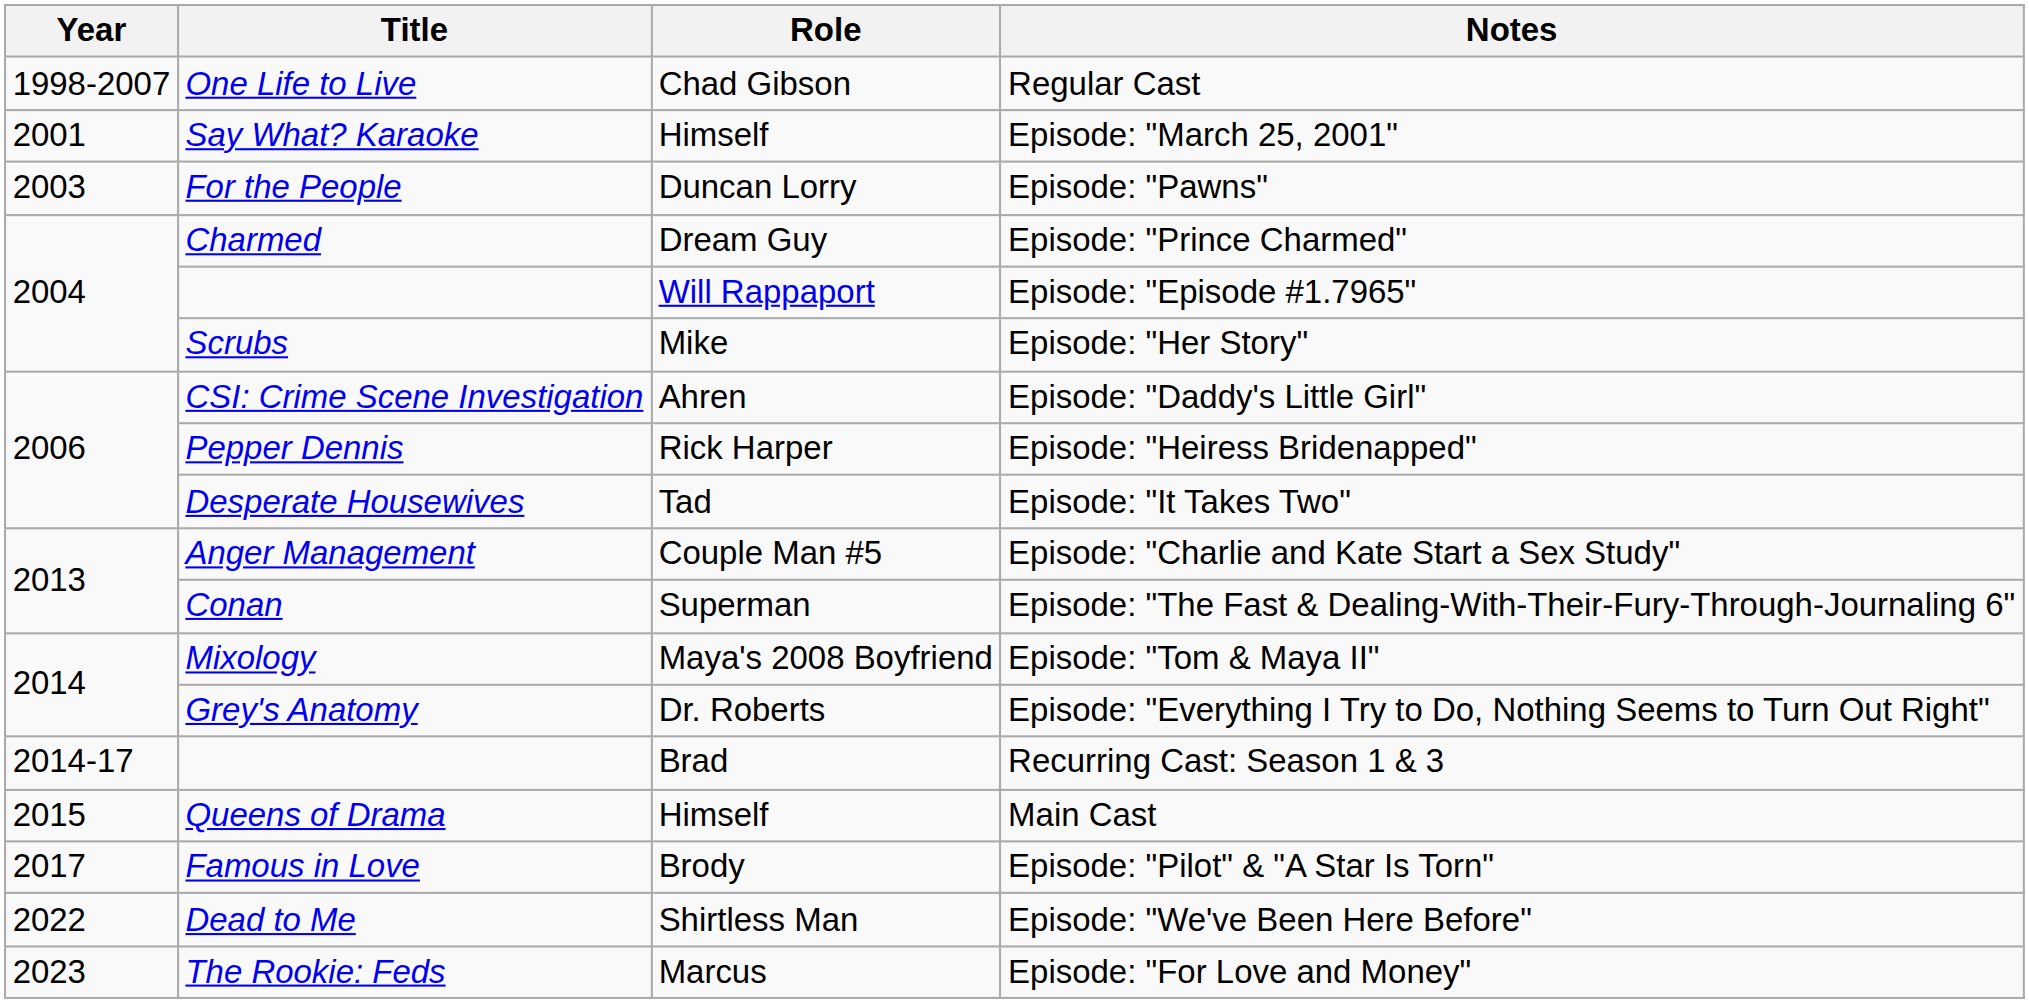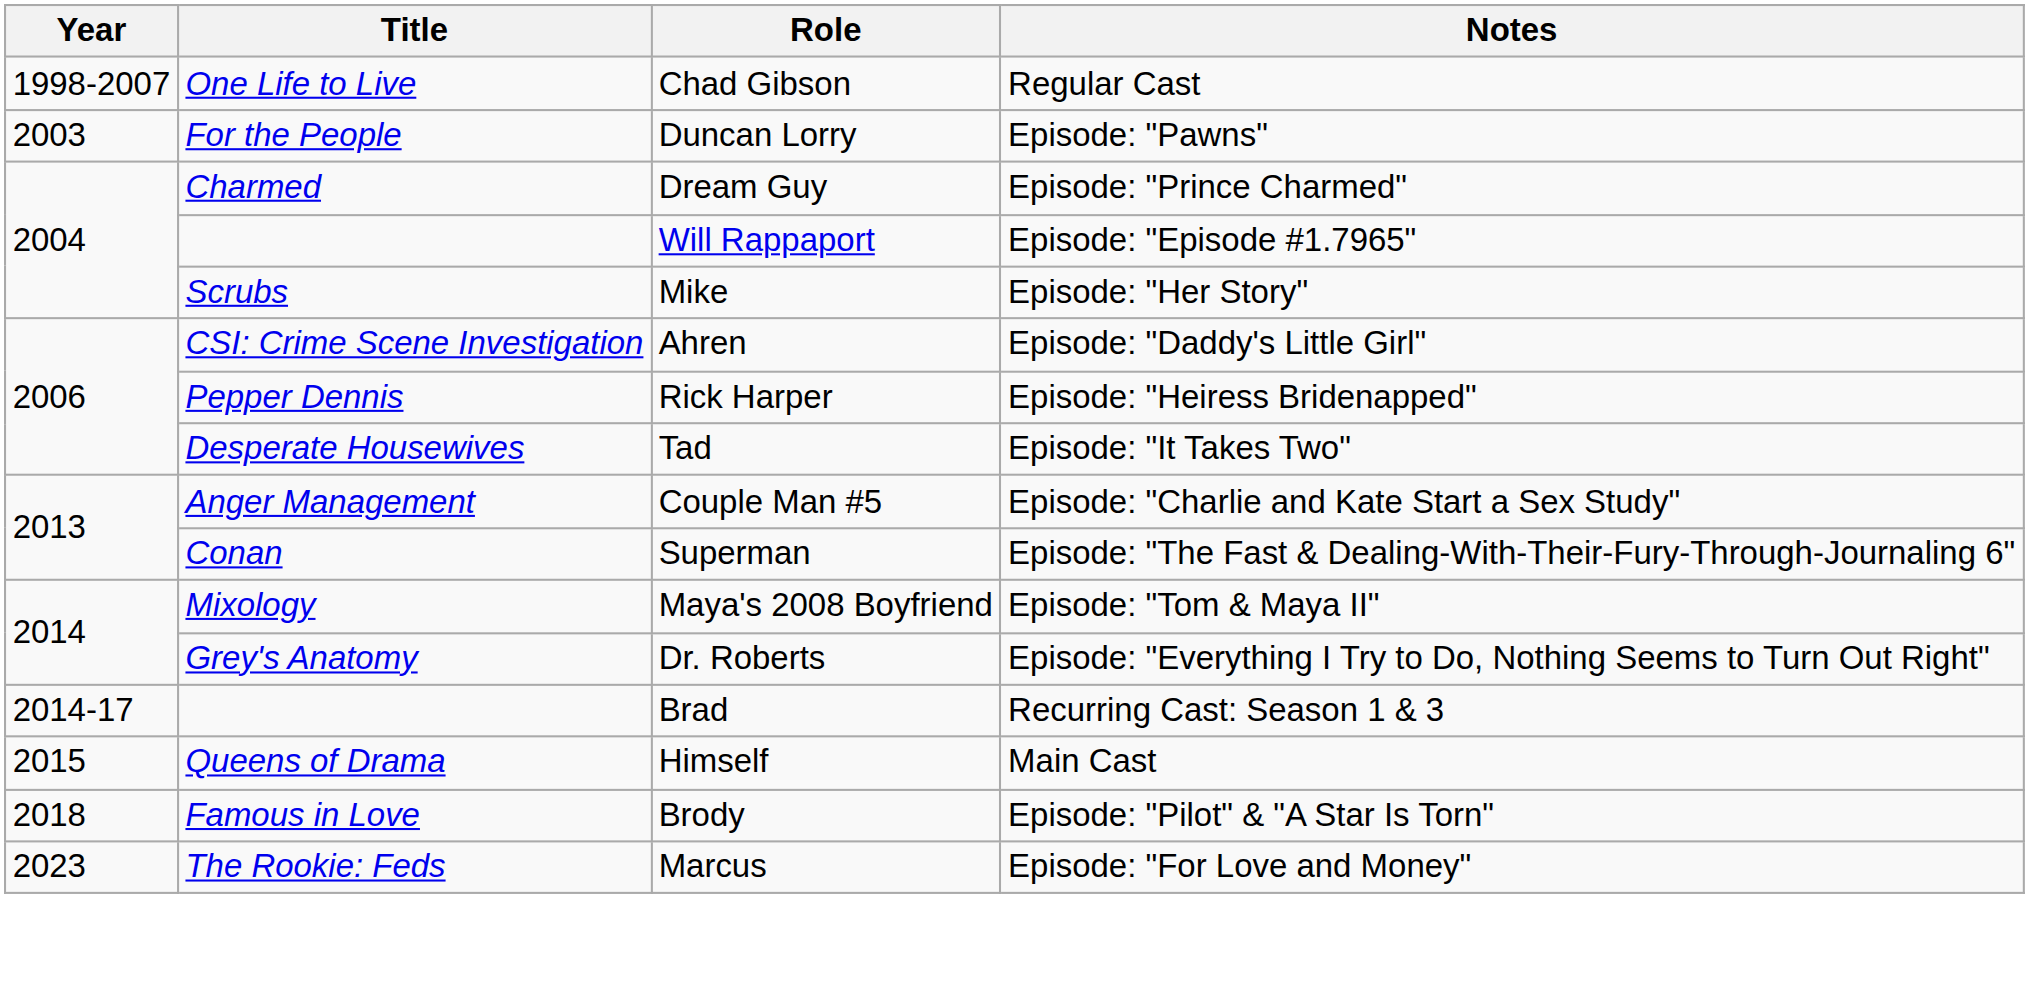- row: (1203, 135)
(49, 866) 2017 -> (49, 814) 2018
- row: (1270, 919)
